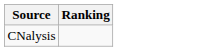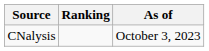+ column: (158, 14)
